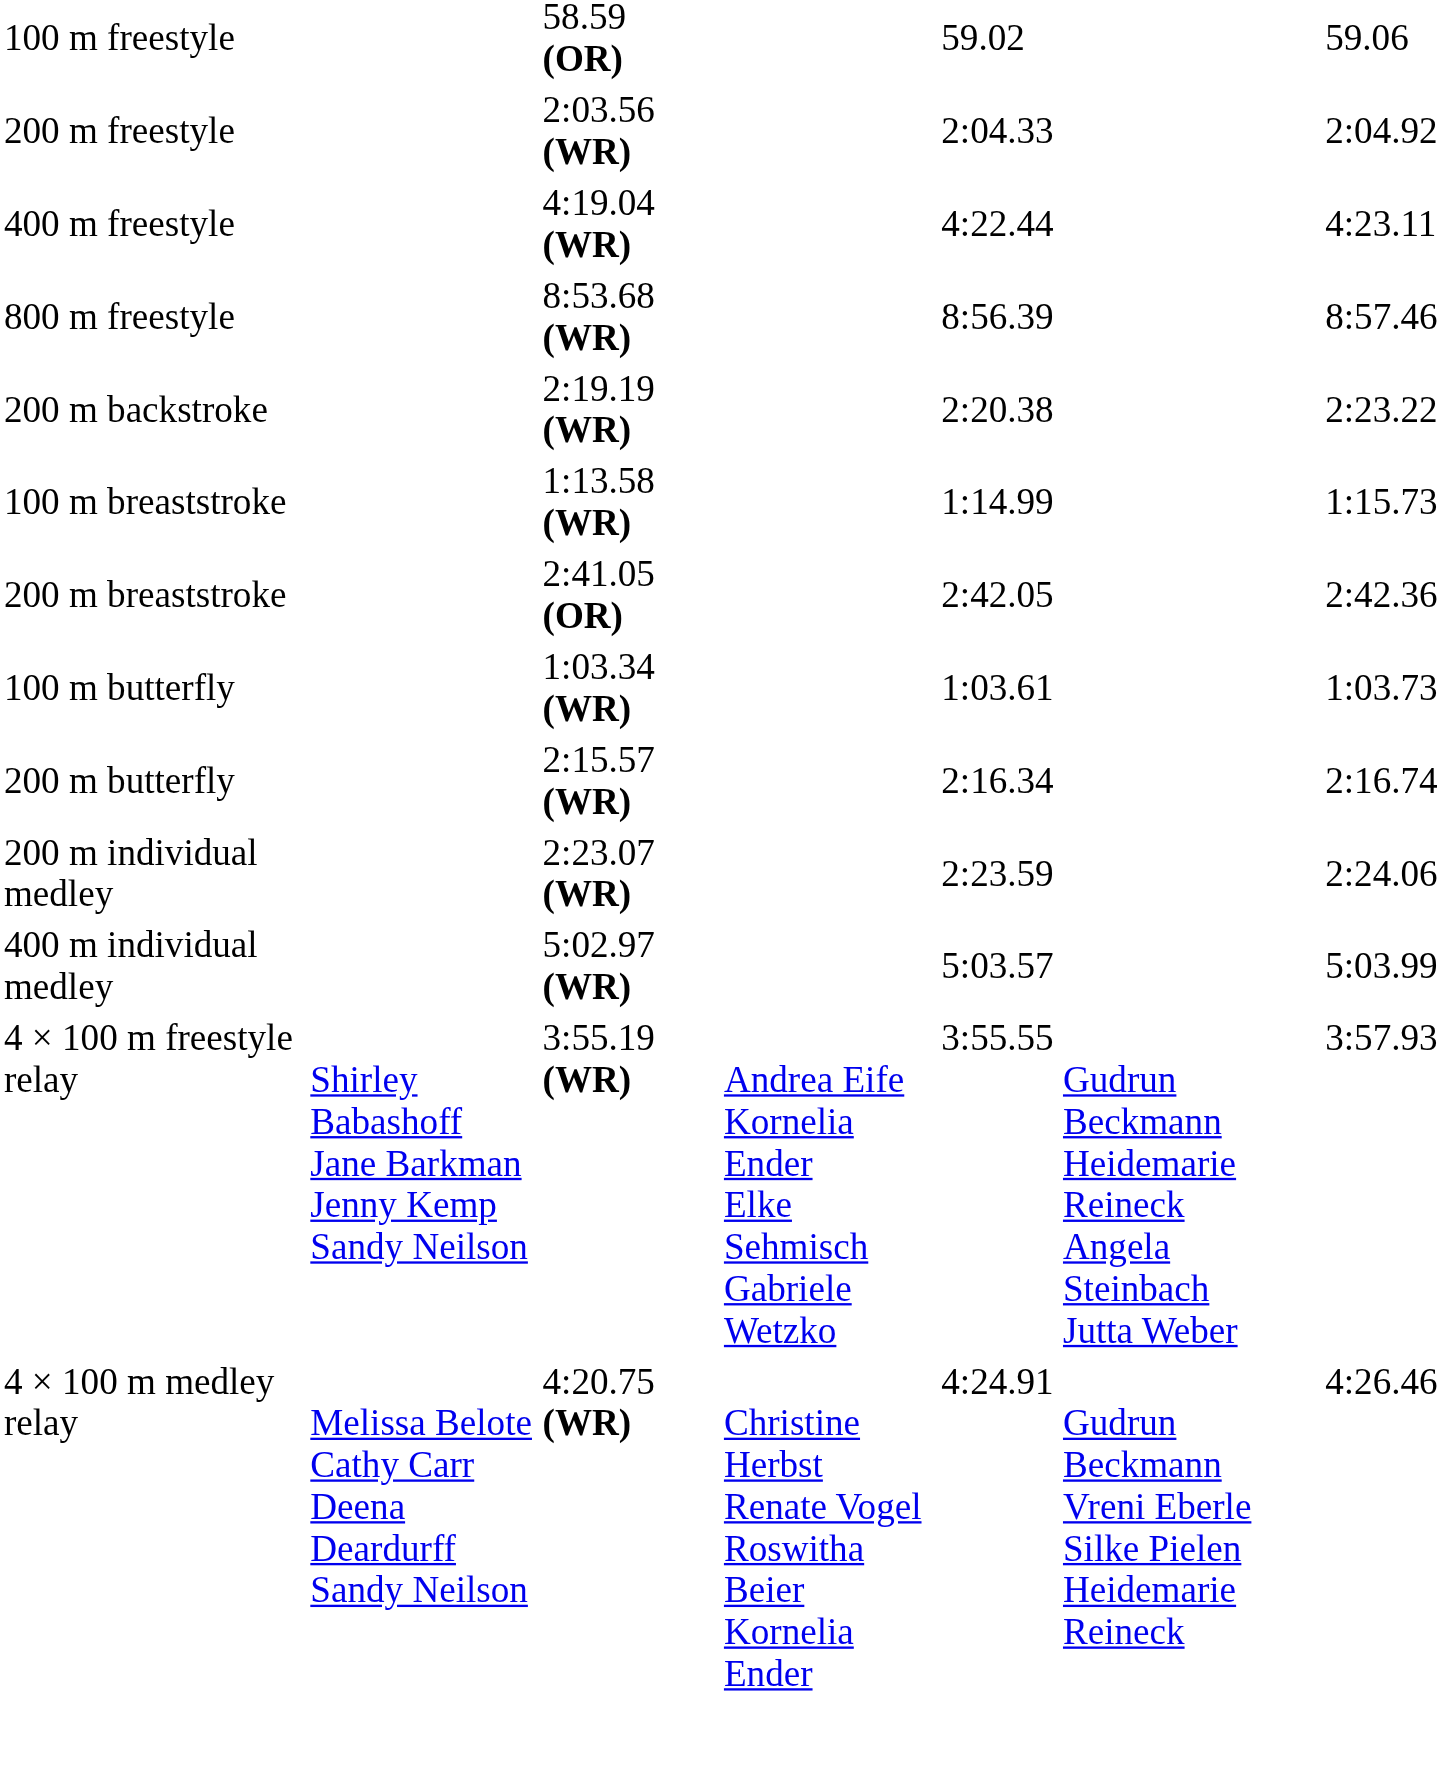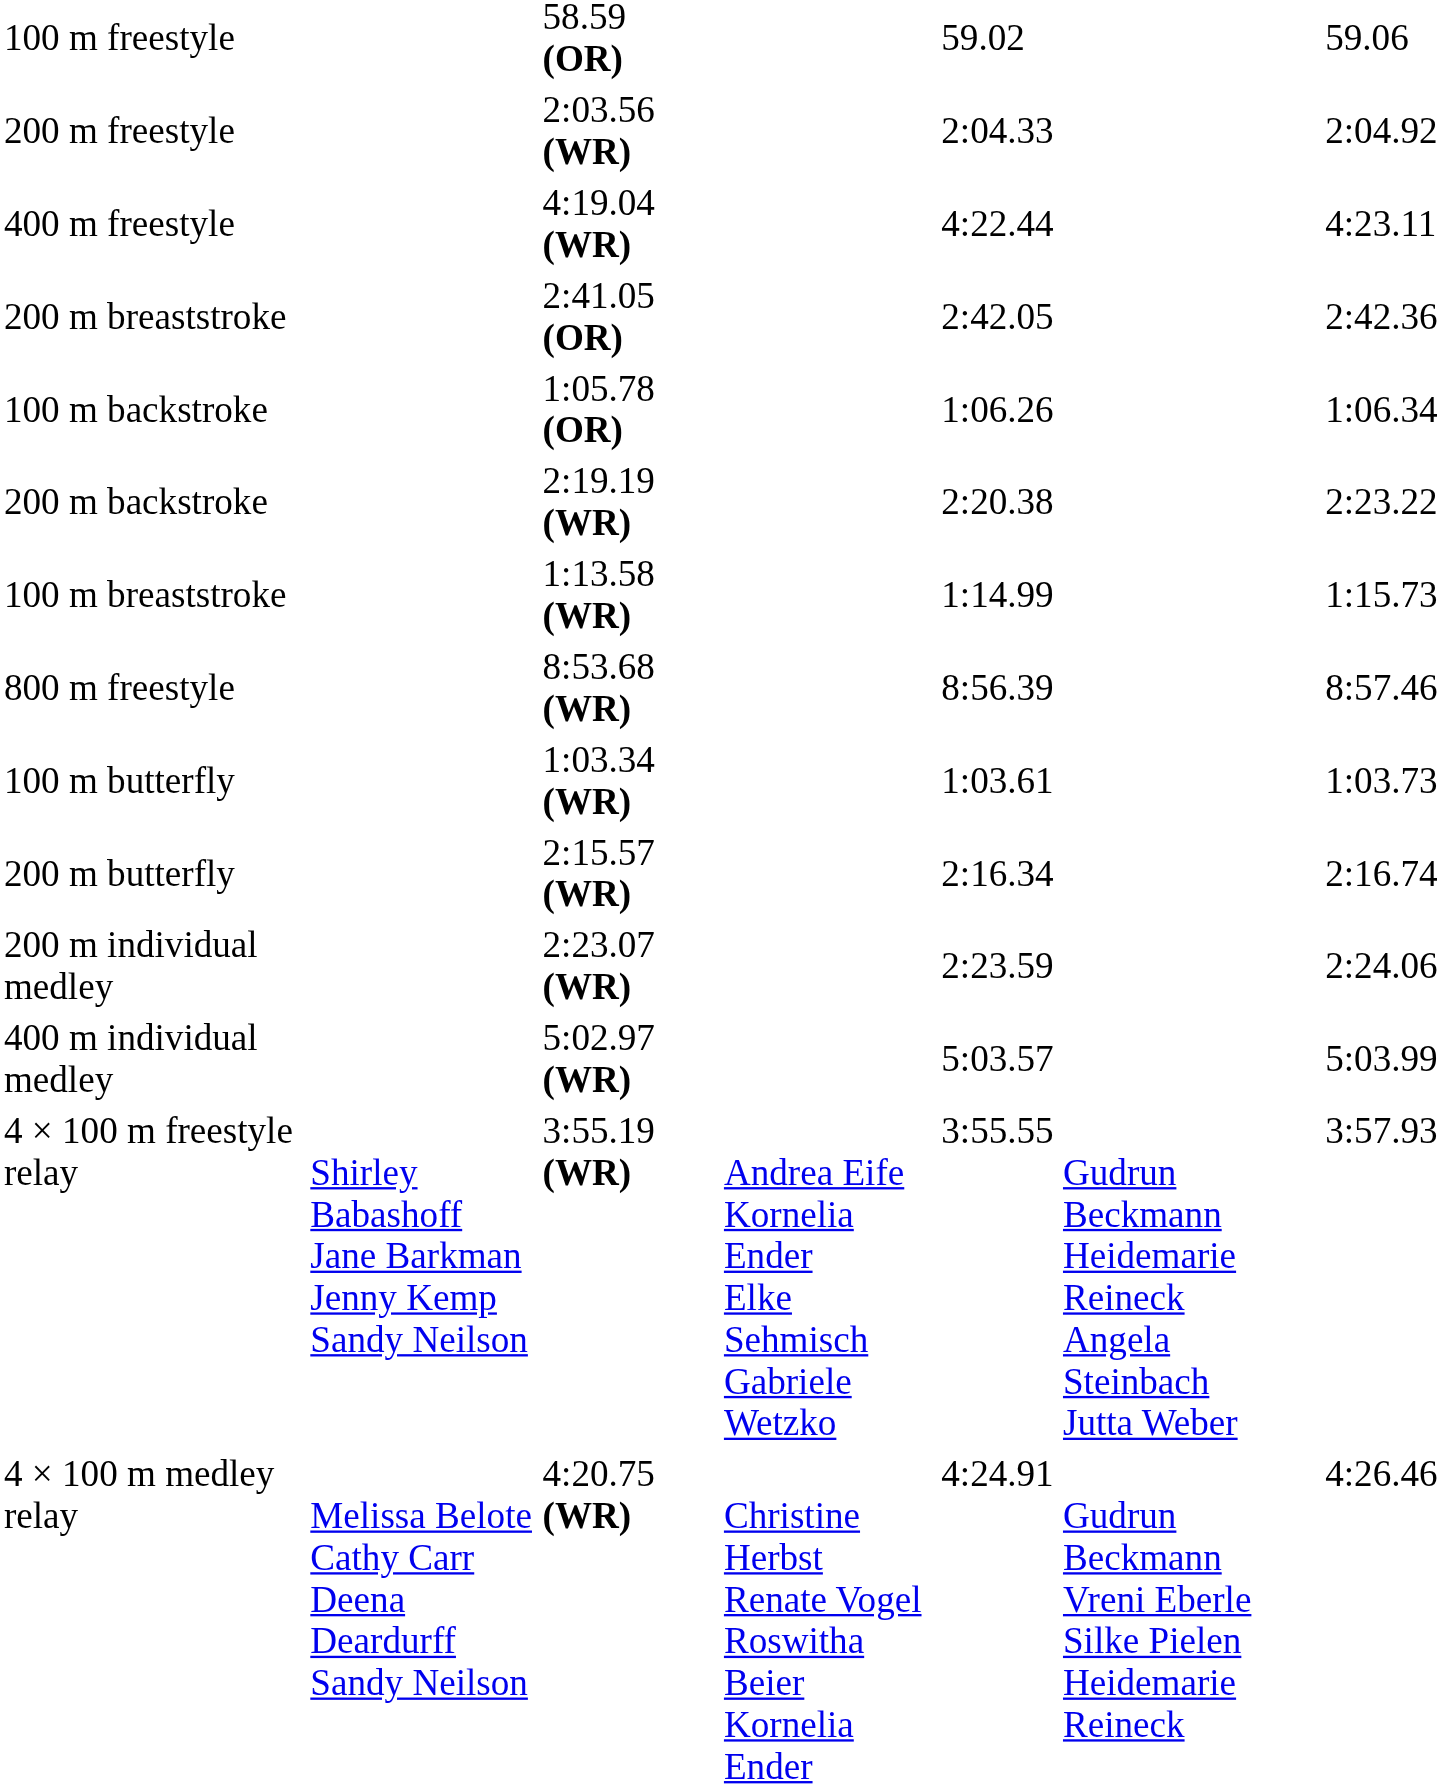rows swapped: (119, 316) <-> (145, 594)
+ row: (136, 409)
